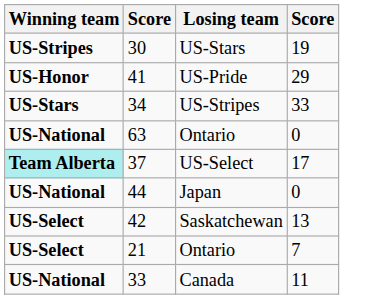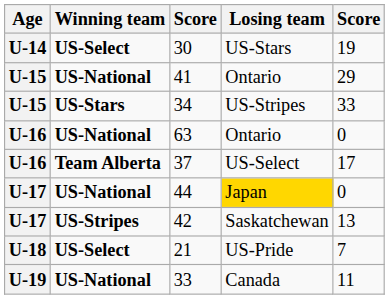+ column: (28, 18)
(51, 47) US-Stripes -> (92, 47) US-Select
(49, 76) US-Honor -> (103, 76) US-National
(213, 76) US-Pride -> (253, 76) Ontario
(62, 163) paleturquoise background -> (108, 163) no background
(200, 192) no background -> (246, 192) gold background
(46, 221) US-Select -> (97, 221) US-Stripes
(207, 250) Ontario -> (259, 250) US-Pride
